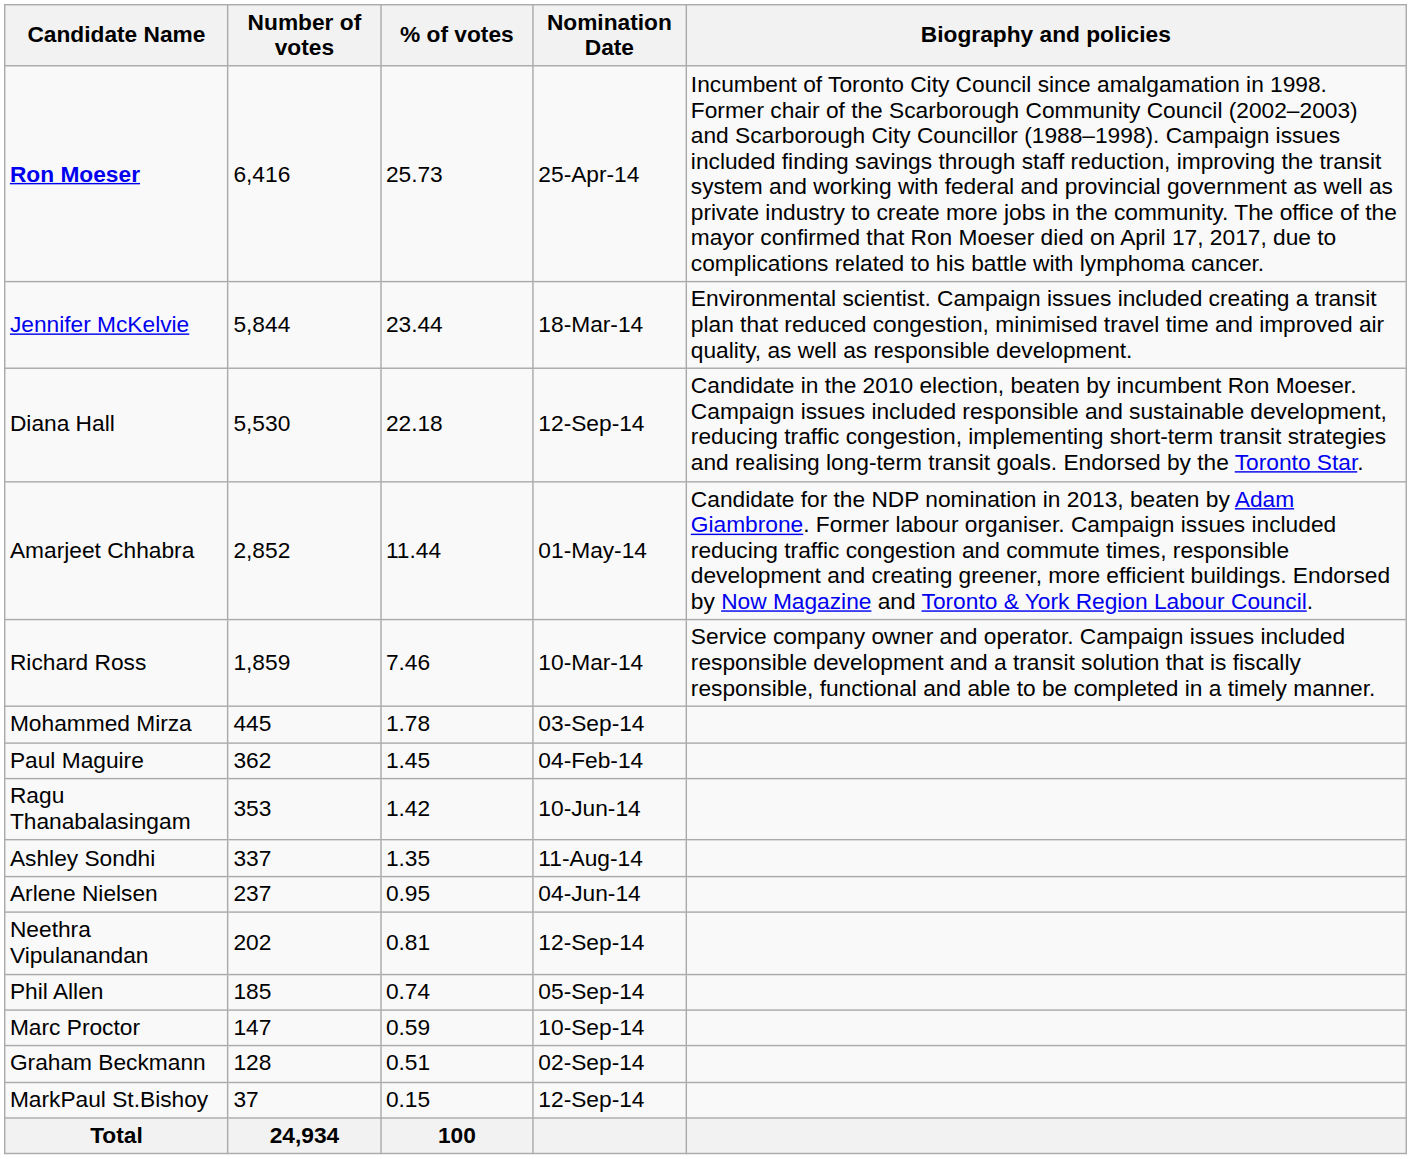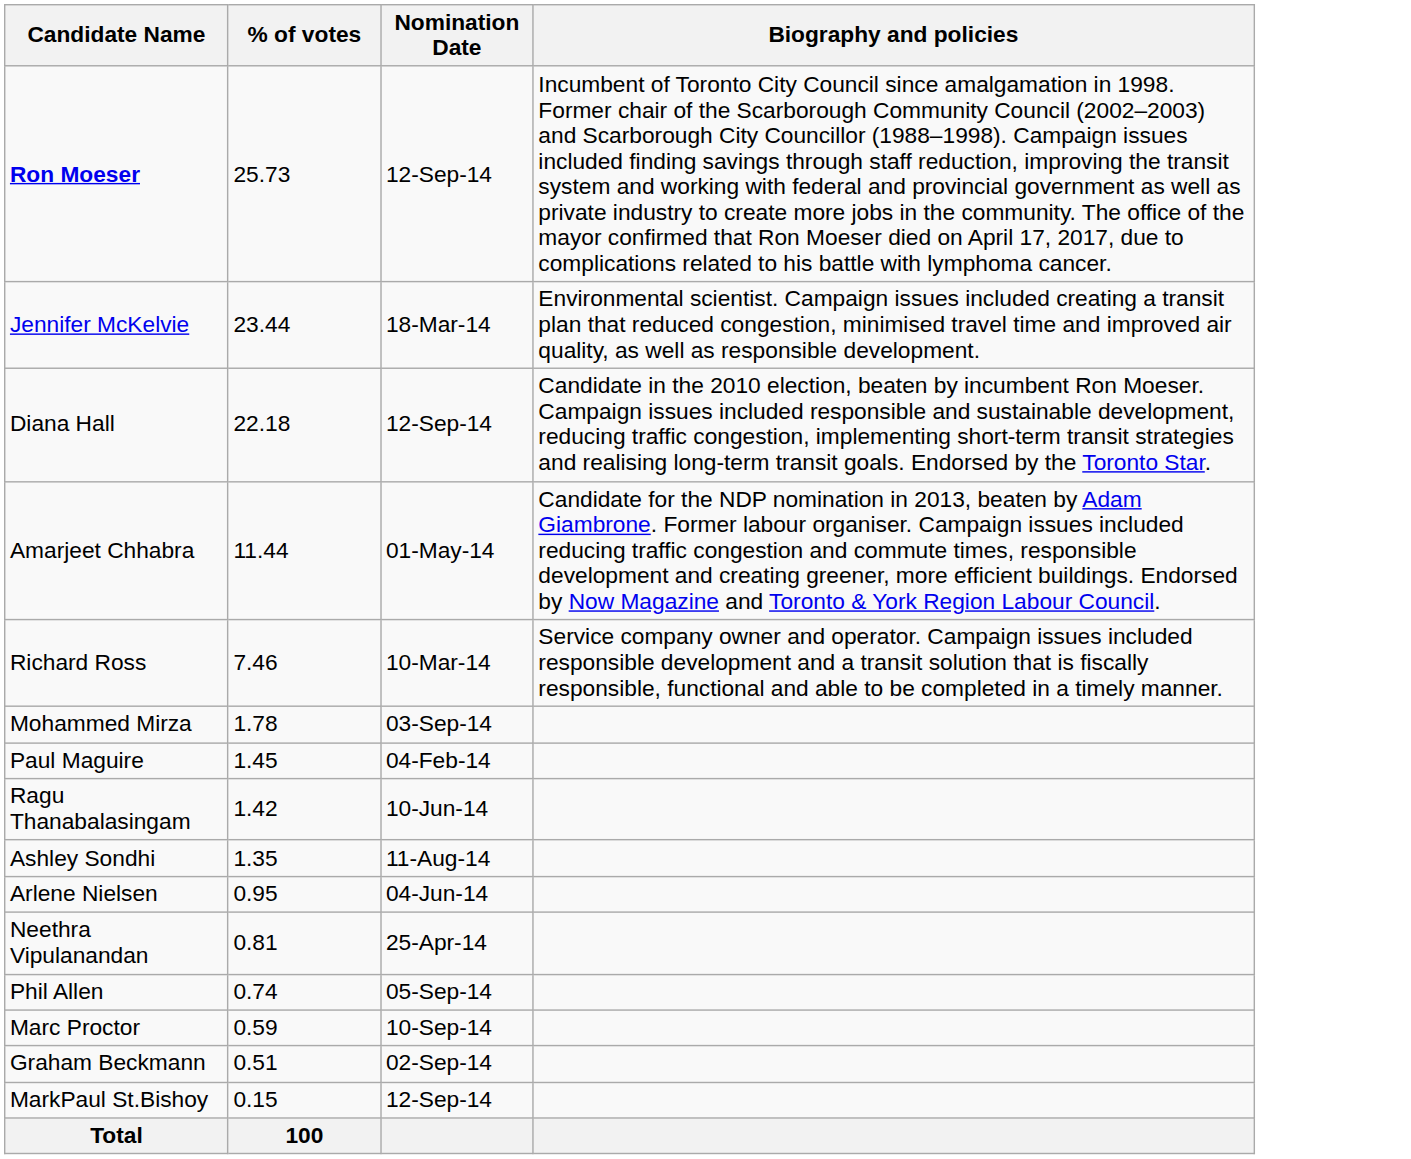- column: (304, 35)
(589, 173) 25-Apr-14 -> (439, 173) 12-Sep-14
(591, 942) 12-Sep-14 -> (436, 942) 25-Apr-14
